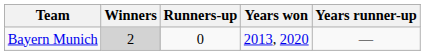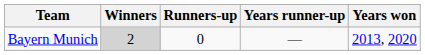columns swapped: (276, 15) <-> (366, 15)
